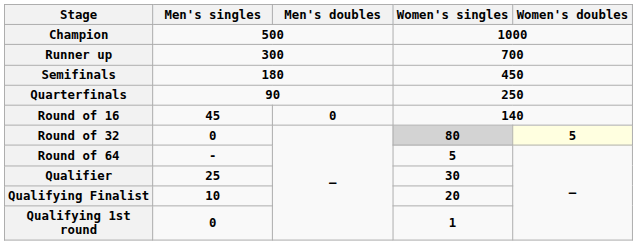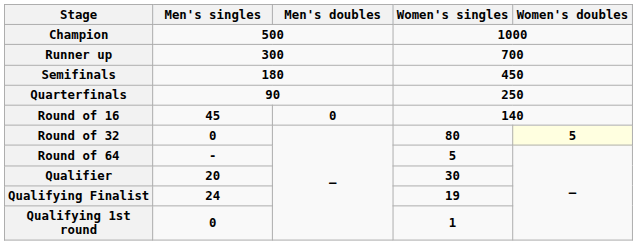(453, 135) lightgrey background -> (453, 135) no background
(213, 176) 25 -> (213, 176) 20
(213, 196) 10 -> (213, 196) 24
(453, 196) 20 -> (453, 196) 19
